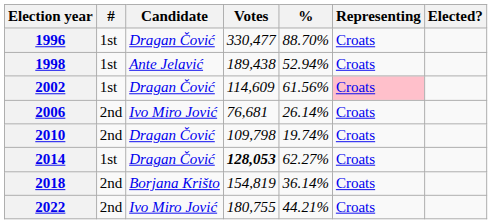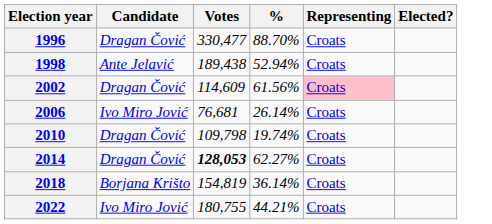- column: (111, 16)
